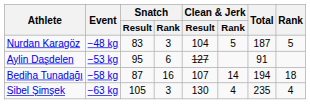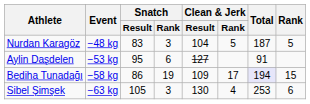(137, 76) 87 -> (137, 76) 86
(168, 76) 16 -> (168, 76) 19
(200, 76) 107 -> (200, 76) 109
(233, 76) 14 -> (233, 76) 17
(262, 76) no background -> (262, 76) lavender background
(291, 76) 18 -> (291, 76) 15
(262, 91) 235 -> (262, 91) 253
(291, 91) 4 -> (291, 91) 6
